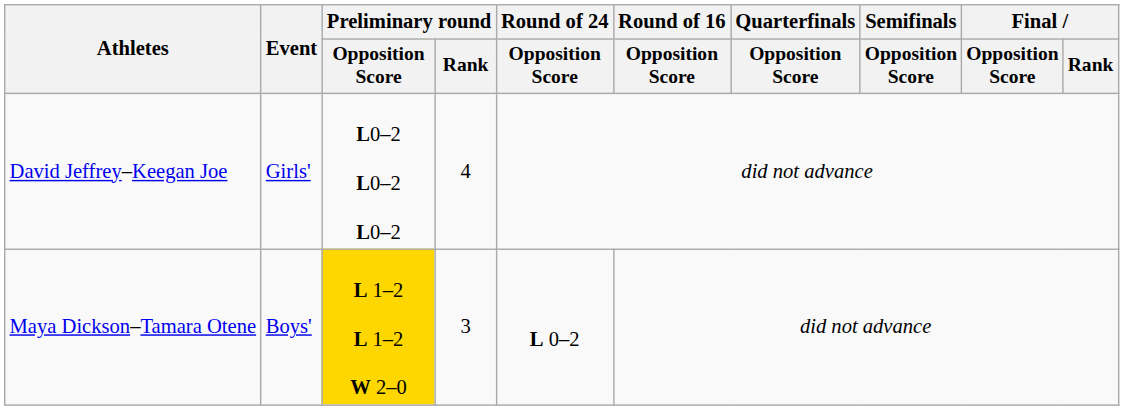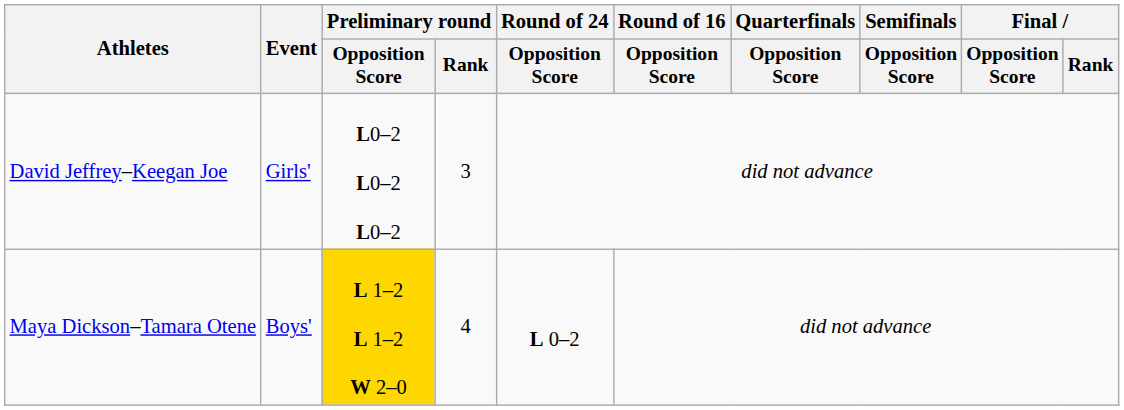(466, 171) 4 -> (466, 171) 3
(466, 327) 3 -> (466, 327) 4
